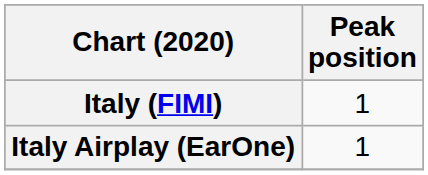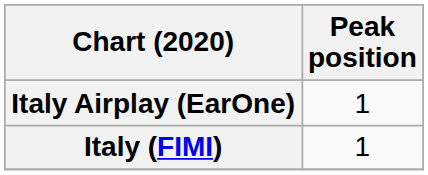rows swapped: (153, 102) <-> (153, 147)
